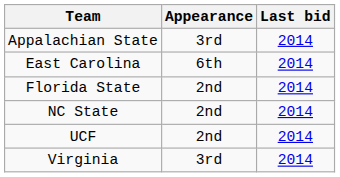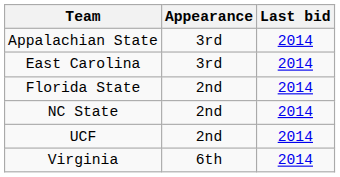(209, 64) 6th -> (209, 64) 3rd
(209, 160) 3rd -> (209, 160) 6th
